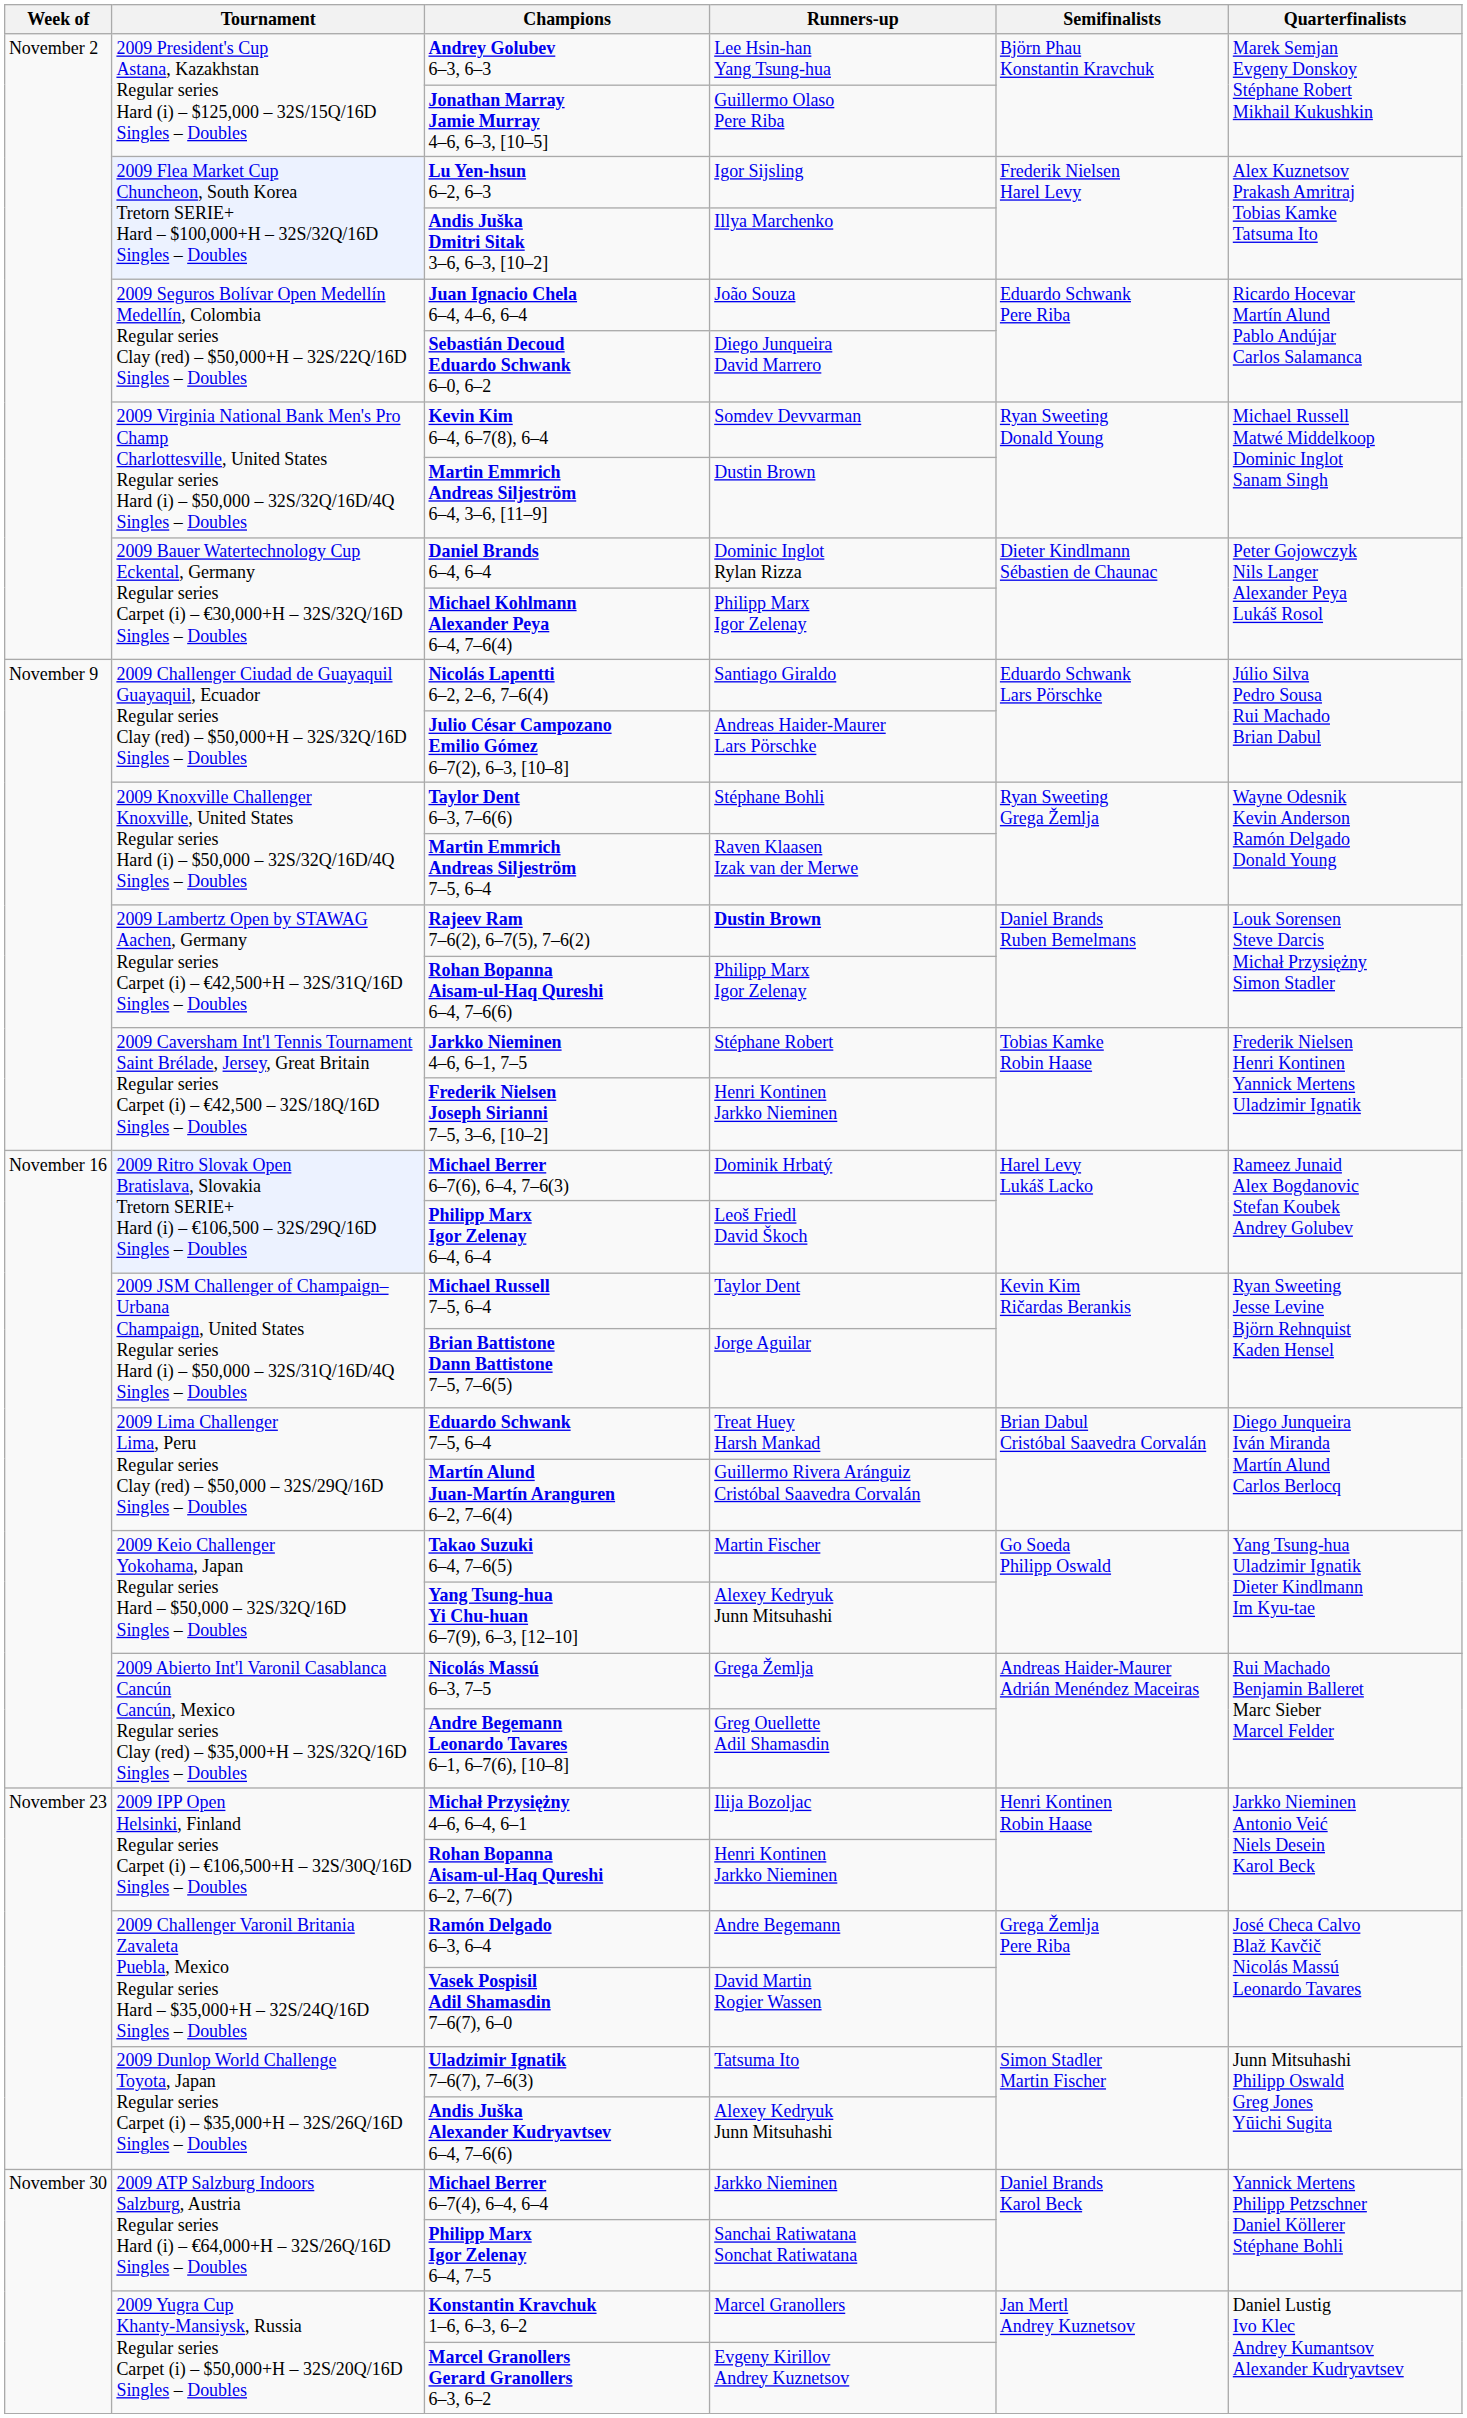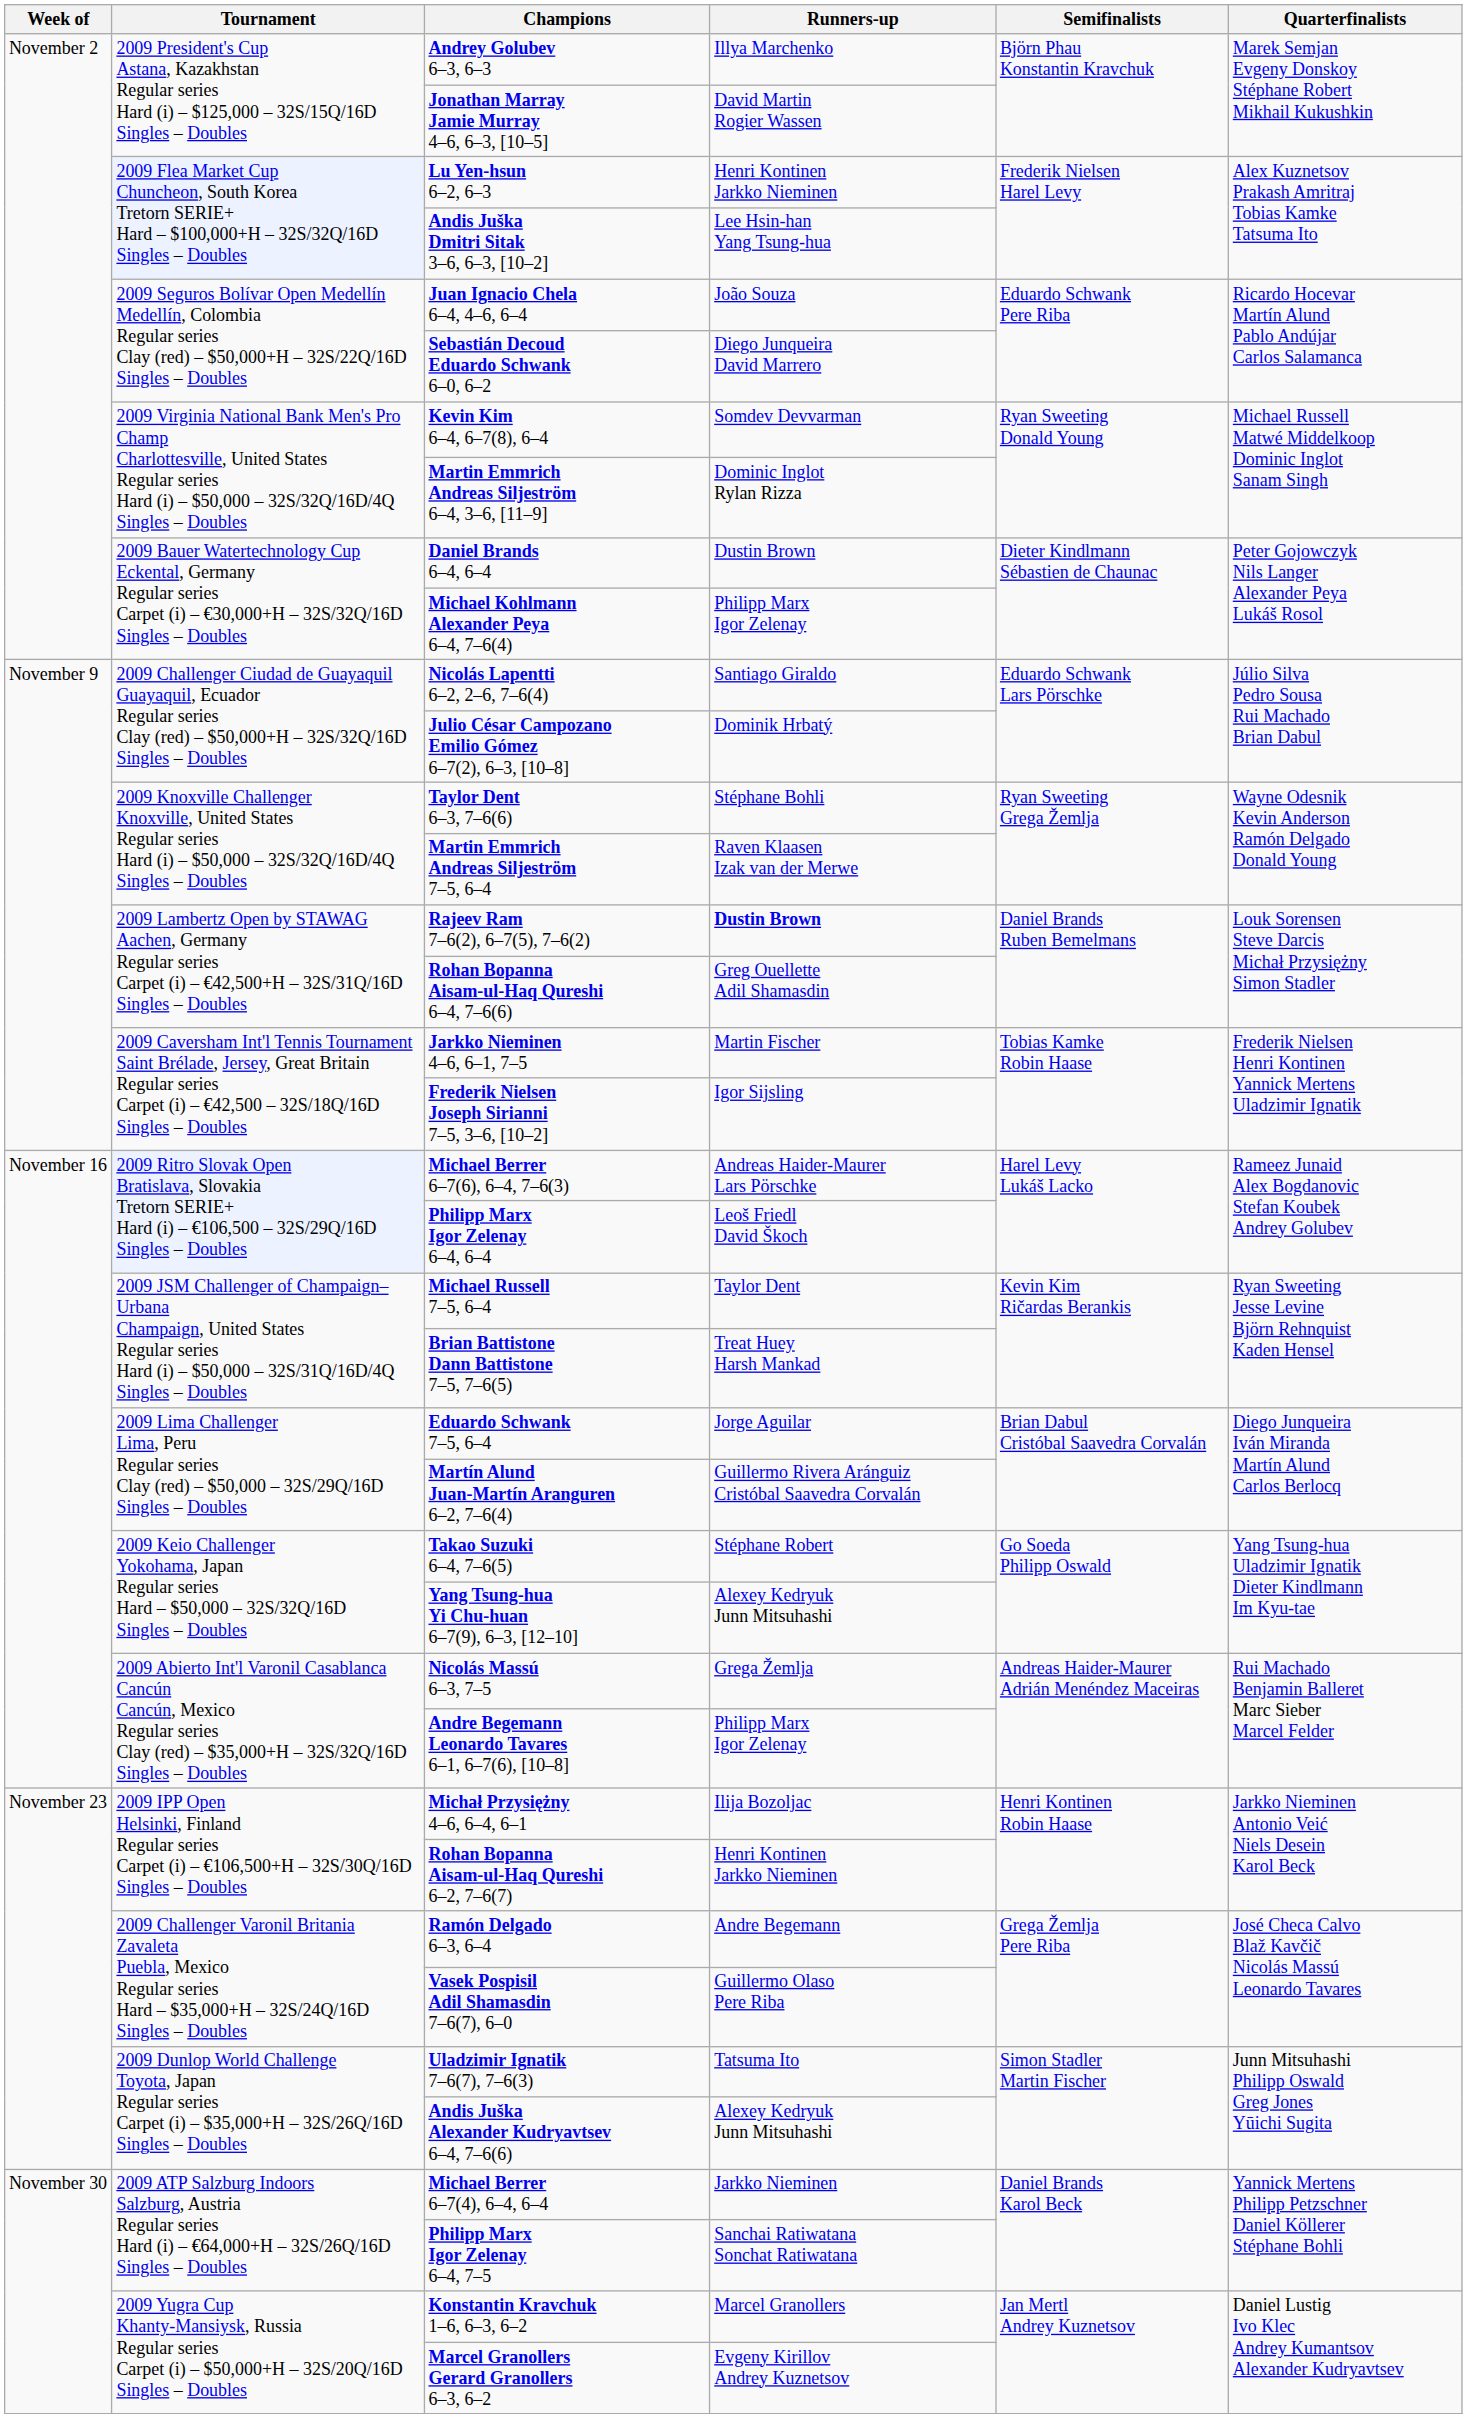(773, 59) Lee Hsin-han Yang Tsung-hua -> (774, 48) Illya Marchenko
(774, 109) Guillermo Olaso Pere Riba -> (768, 109) David Martin Rogier Wassen
(759, 171) Igor Sijsling -> (776, 181) Henri Kontinen Jarkko Nieminen
(774, 221) Illya Marchenko -> (773, 232) Lee Hsin-han Yang Tsung-hua
(765, 472) Dustin Brown -> (769, 482) Dominic Inglot Rylan Rizza
(769, 562) Dominic Inglot Rylan Rizza -> (765, 551) Dustin Brown
(800, 735) Andreas Haider-Maurer Lars Pörschke -> (773, 724) Dominik Hrbatý
(762, 980) Philipp Marx Igor Zelenay -> (772, 980) Greg Ouellette Adil Shamasdin
(774, 1041) Stéphane Robert -> (767, 1041) Martin Fischer
(776, 1103) Henri Kontinen Jarkko Nieminen -> (759, 1092) Igor Sijsling
(773, 1164) Dominik Hrbatý -> (800, 1175) Andreas Haider-Maurer Lars Pörschke
(763, 1343) Jorge Aguilar -> (767, 1353) Treat Huey Harsh Mankad
(767, 1432) Treat Huey Harsh Mankad -> (763, 1422) Jorge Aguilar
(767, 1544) Martin Fischer -> (774, 1544) Stéphane Robert
(772, 1734) Greg Ouellette Adil Shamasdin -> (762, 1734) Philipp Marx Igor Zelenay
(768, 1991) David Martin Rogier Wassen -> (774, 1991) Guillermo Olaso Pere Riba
